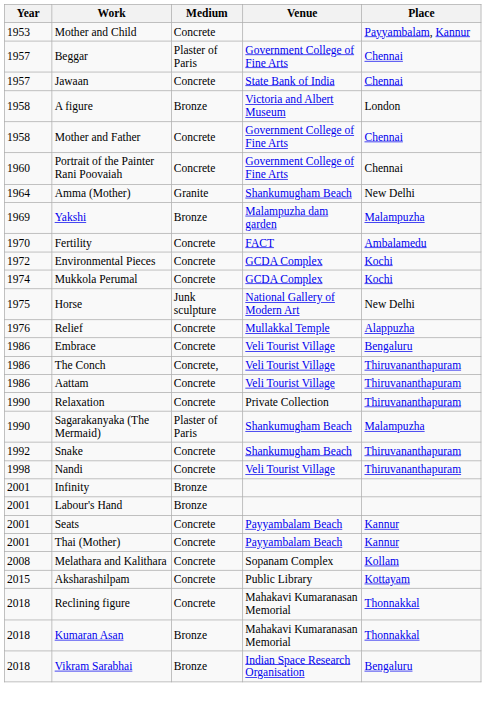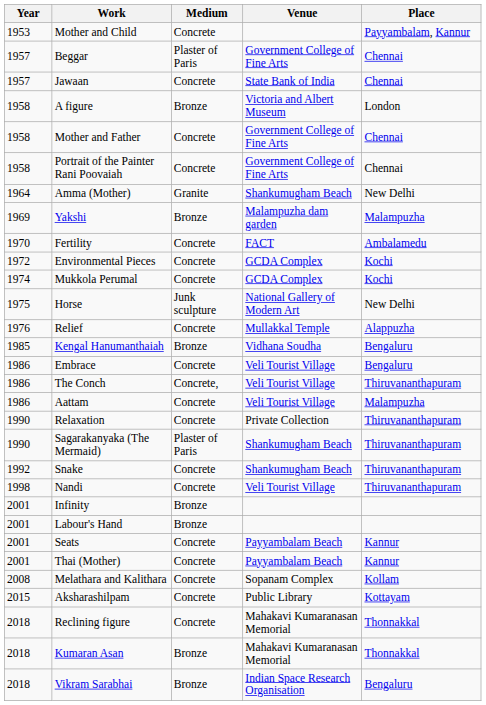(19, 168) 1960 -> (19, 168) 1958
+ row: (109, 347)
(413, 383) Thiruvananthapuram -> (395, 401) Malampuzha
(395, 426) Malampuzha -> (413, 445) Thiruvananthapuram
